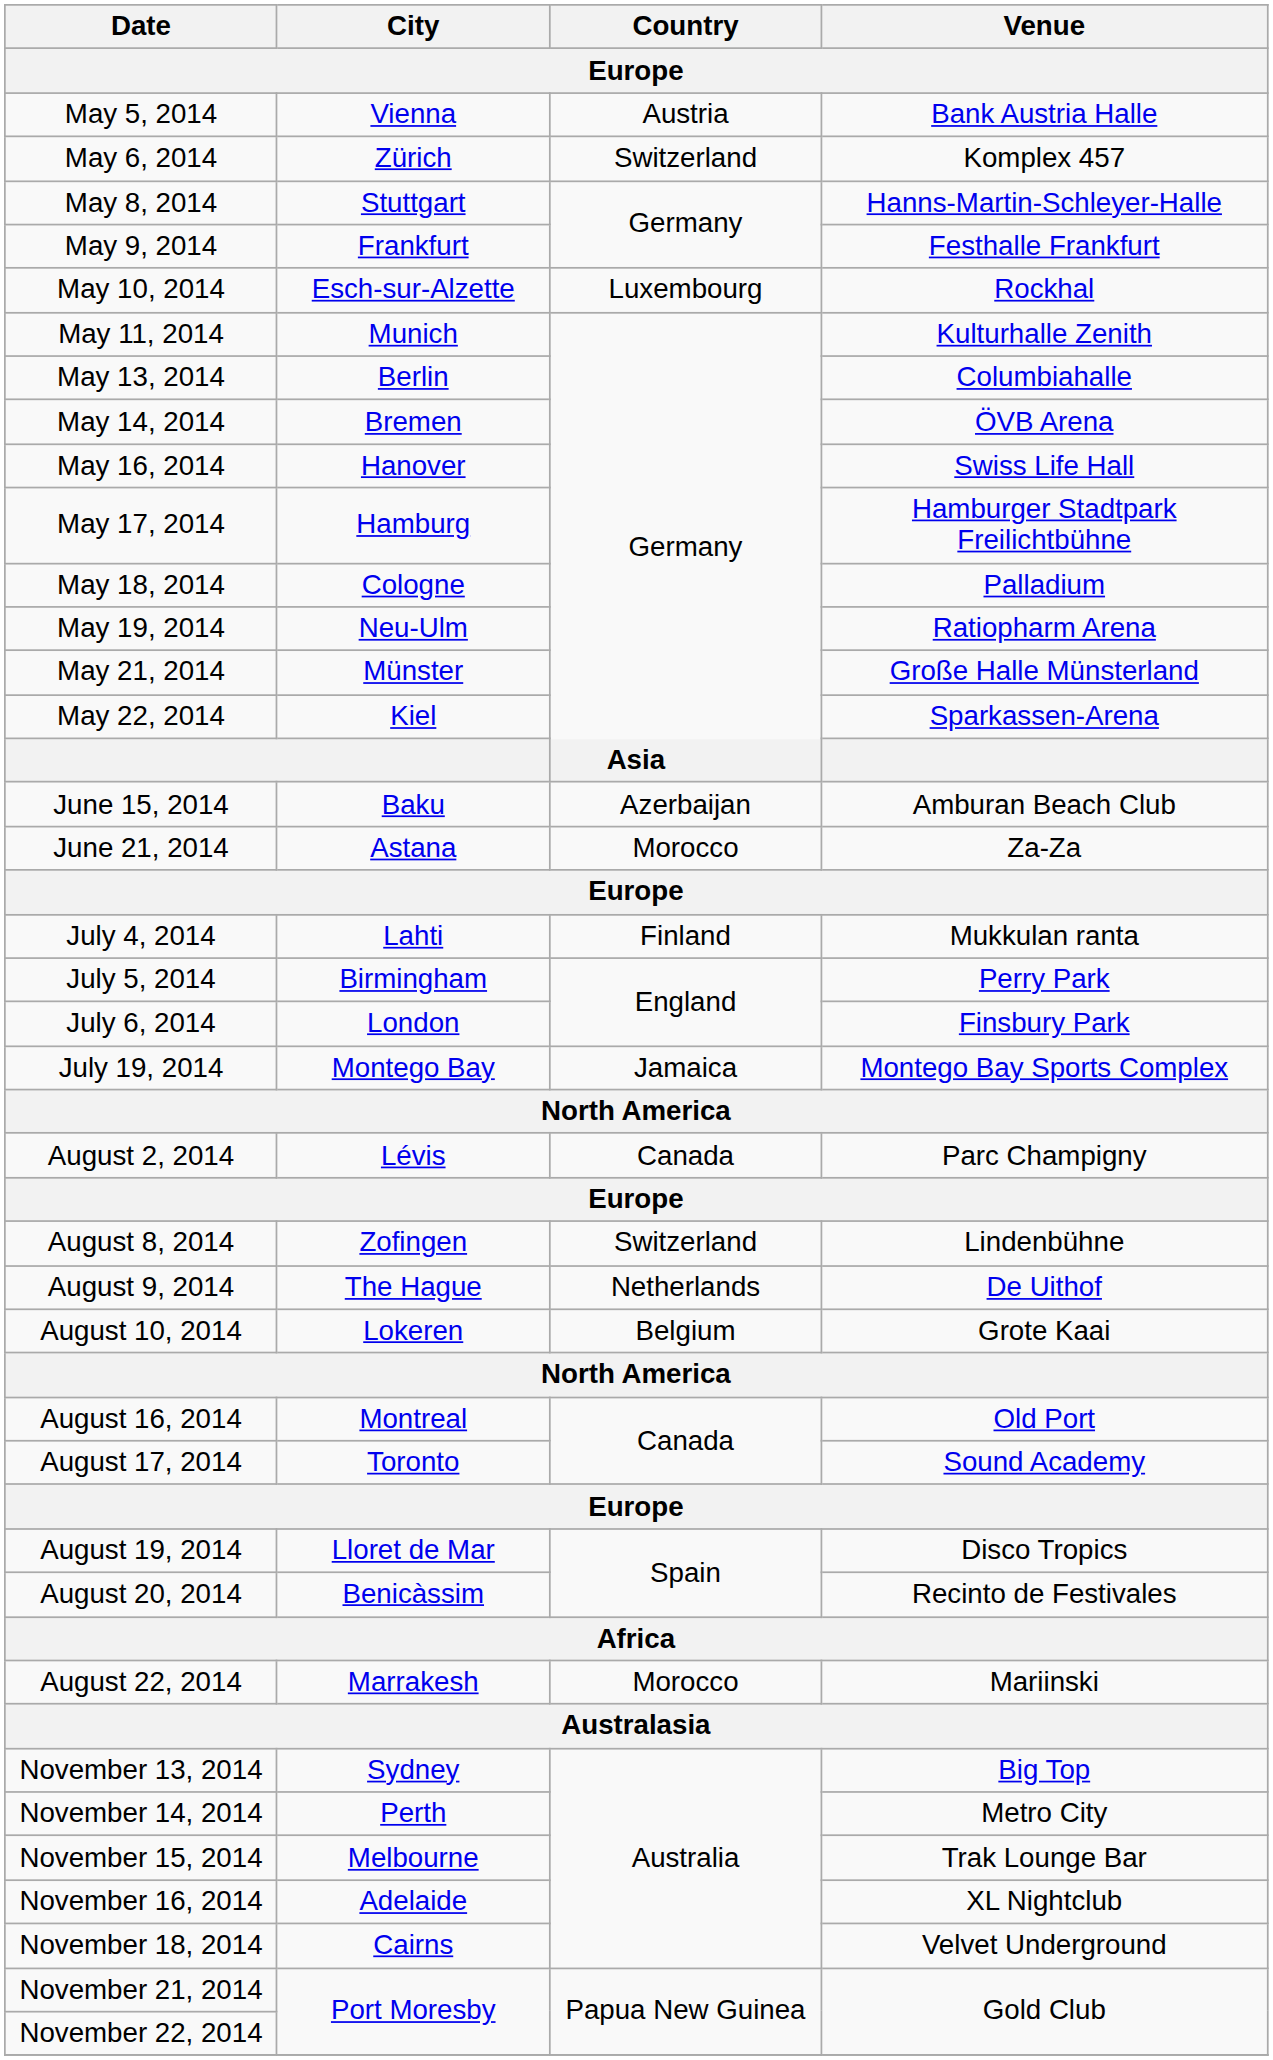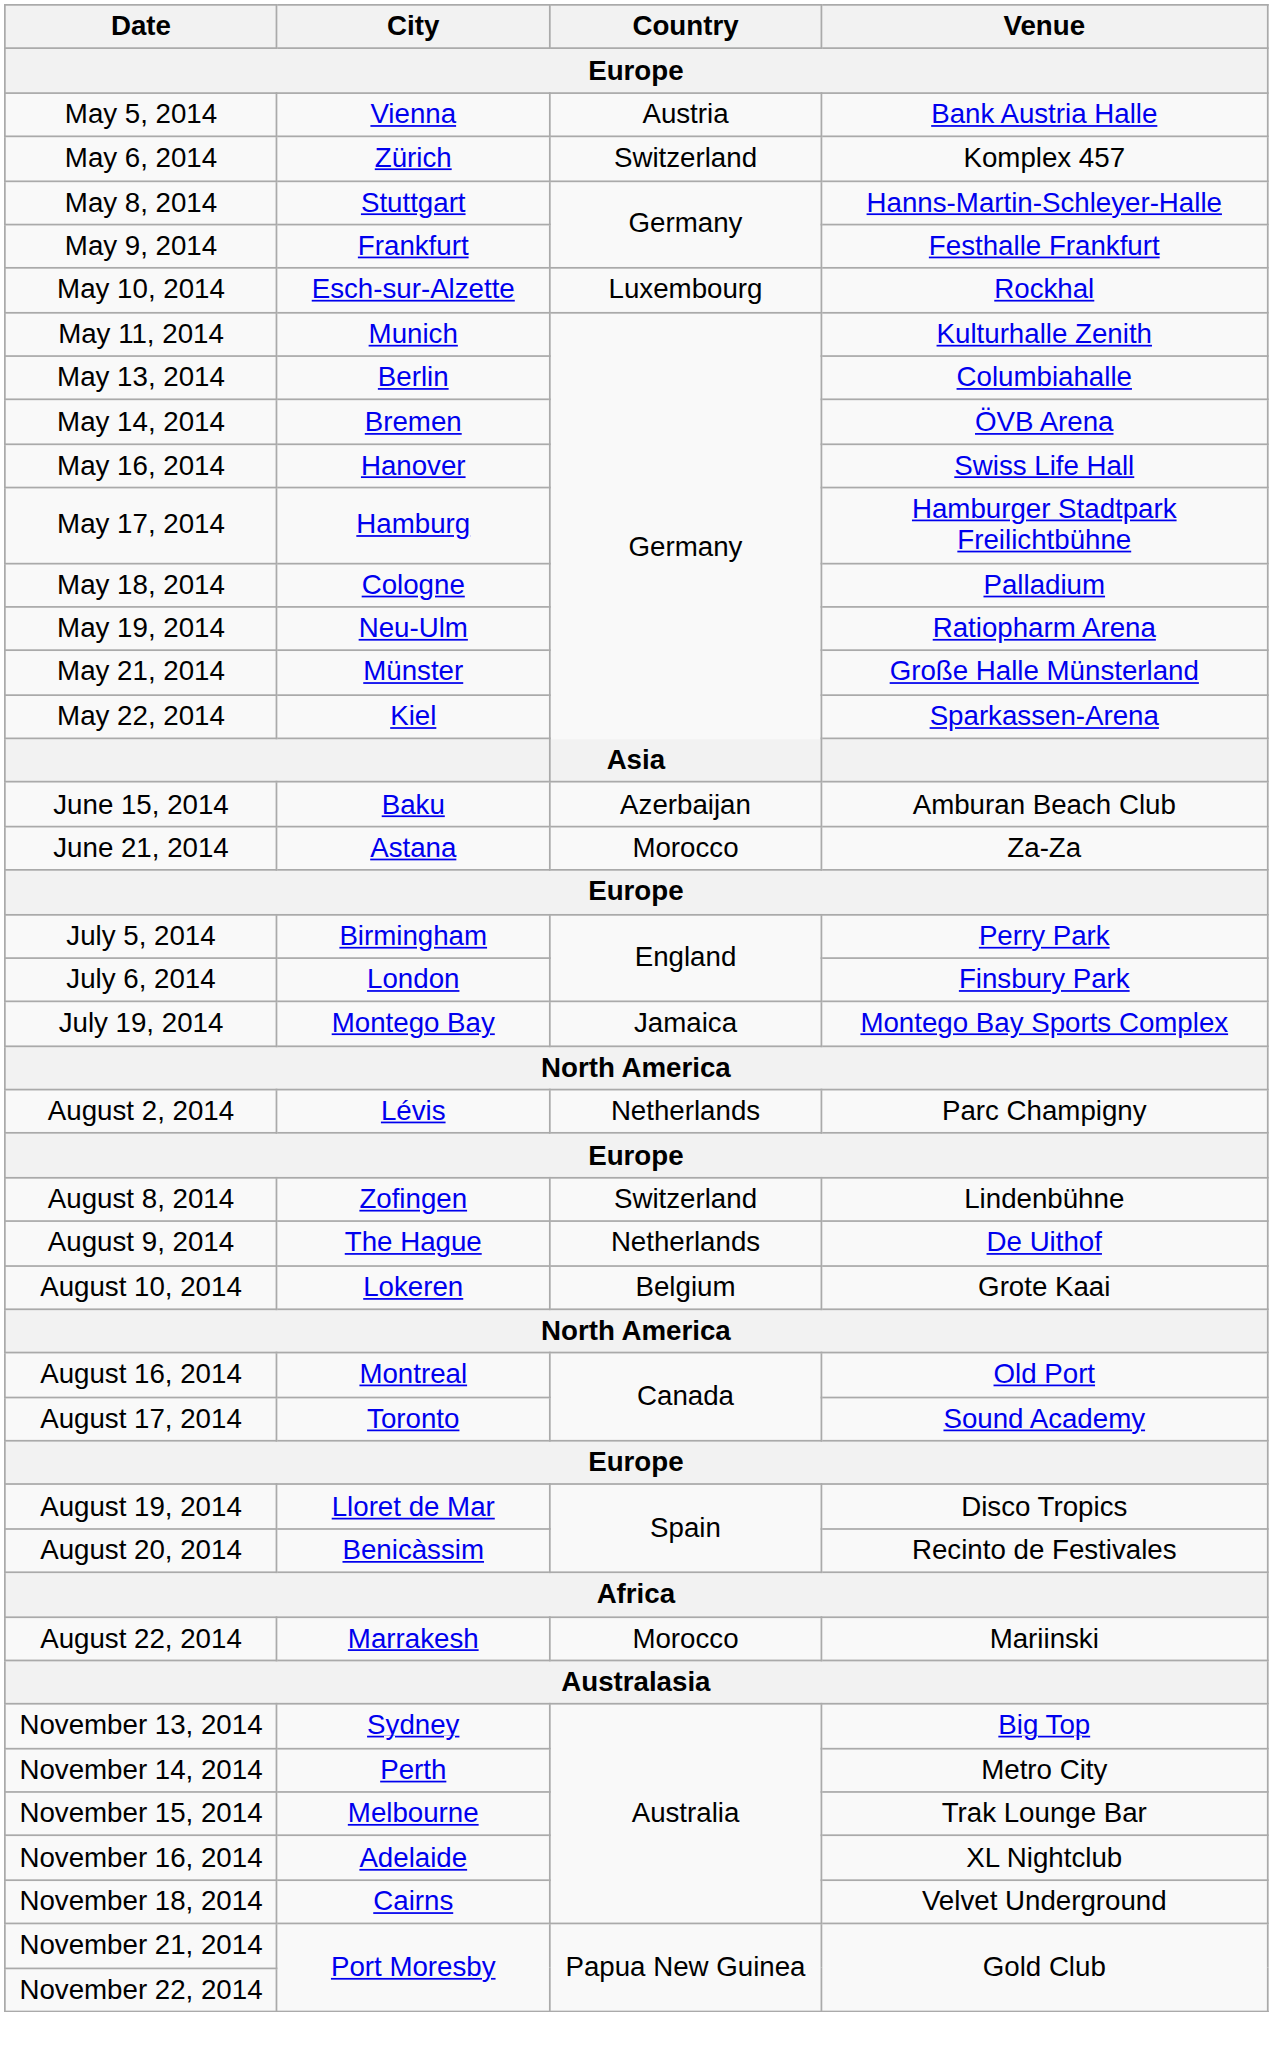- row: (141, 935)
(685, 1155) Canada -> (686, 1111) Netherlands
